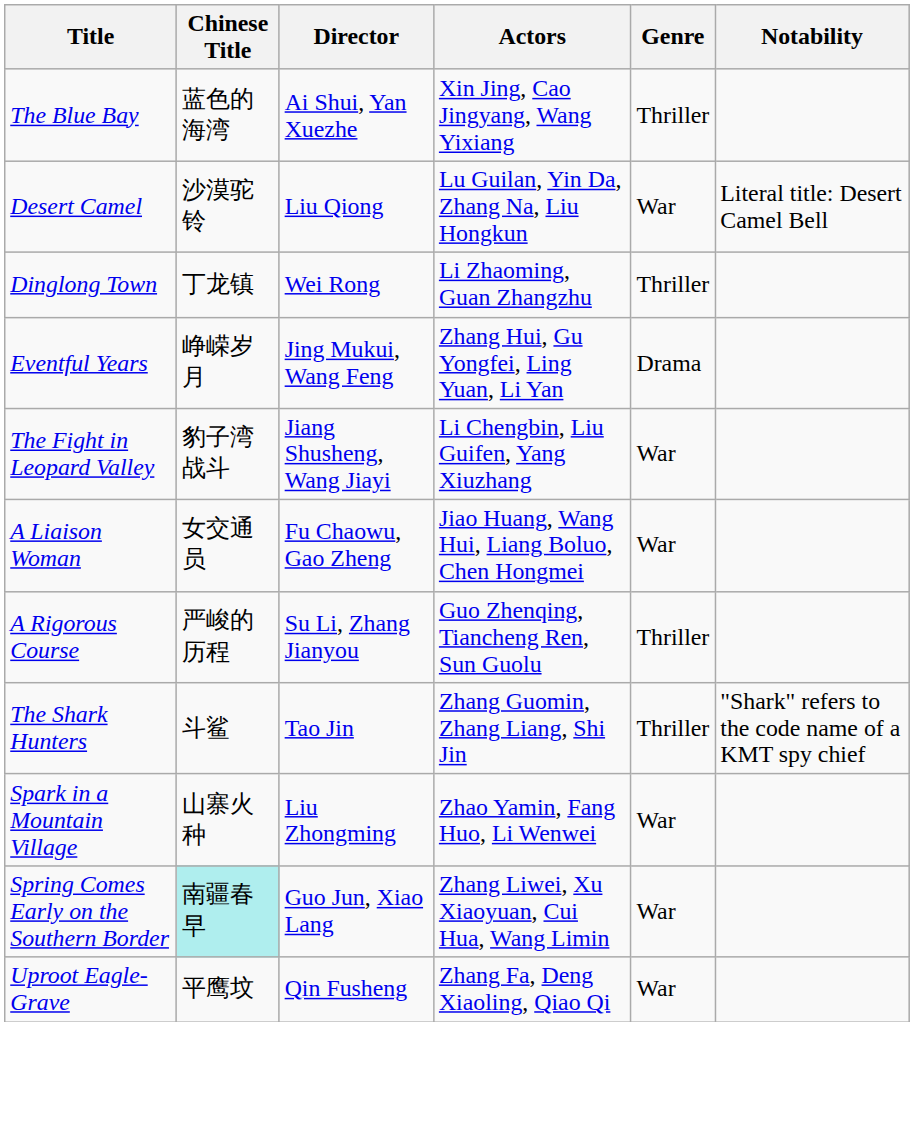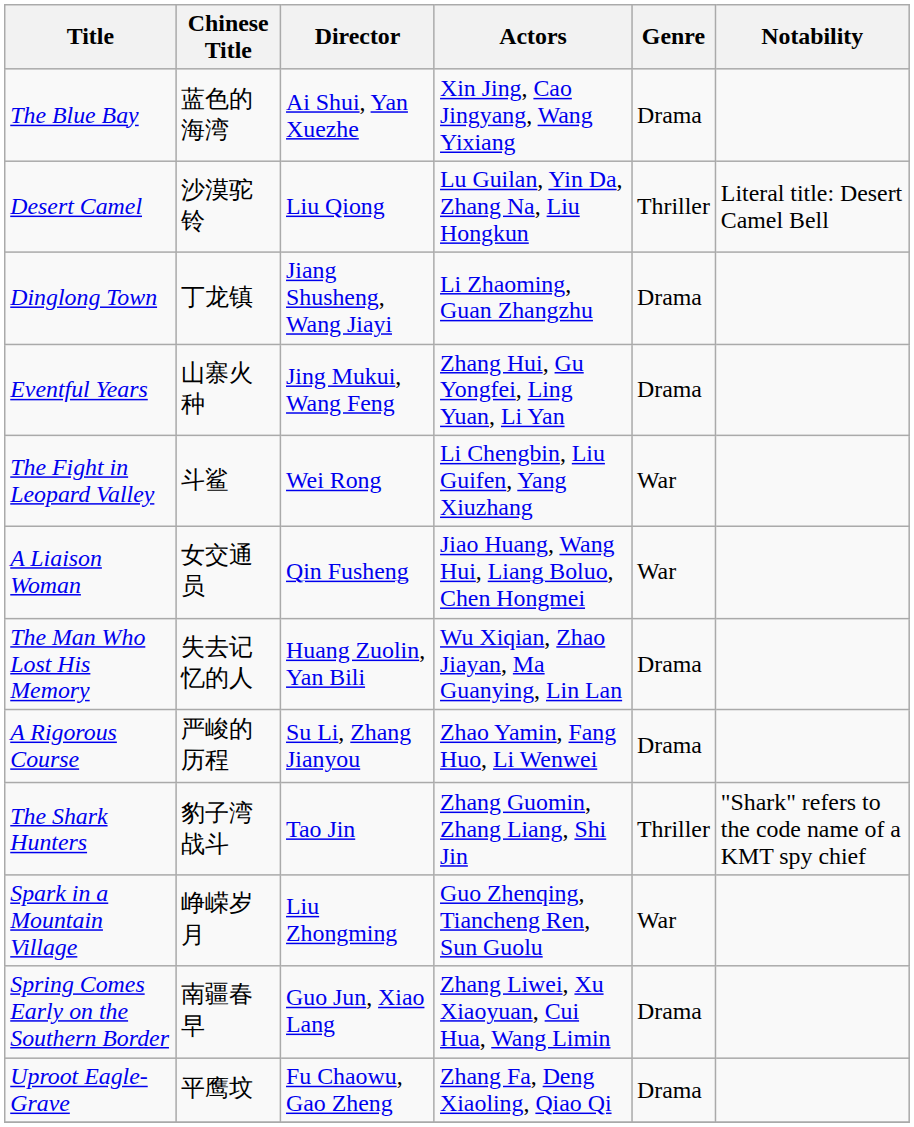(673, 114) Thriller -> (669, 114) Drama
(656, 206) War -> (673, 206) Thriller
(332, 284) Wei Rong -> (339, 297) Jiang Shusheng, Wang Jiayi
(673, 284) Thriller -> (669, 297) Drama
(218, 361) 峥嵘岁月 -> (217, 388) 山寨火种
(218, 453) 豹子湾战斗 -> (205, 479) 斗鲨
(338, 453) Jiang Shusheng, Wang Jiayi -> (334, 480) Wei Rong
(343, 545) Fu Chaowu, Gao Zheng -> (347, 572) Qin Fusheng
+ row: (78, 663)
(514, 636) Guo Zhenqing, Tiancheng Ren, Sun Guolu -> (528, 746) Zhao Yamin, Fang Huo, Li Wenwei
(673, 636) Thriller -> (669, 746) Drama
(206, 727) 斗鲨 -> (217, 827) 豹子湾战斗
(218, 818) 山寨火种 -> (217, 919) 峥嵘岁月
(527, 819) Zhao Yamin, Fang Huo, Li Wenwei -> (515, 920) Guo Zhenqing, Tiancheng Ren, Sun Guolu
(218, 910) paleturquoise background -> (217, 1010) no background
(656, 911) War -> (669, 1011) Drama
(346, 989) Qin Fusheng -> (344, 1089) Fu Chaowu, Gao Zheng
(656, 989) War -> (669, 1089) Drama
